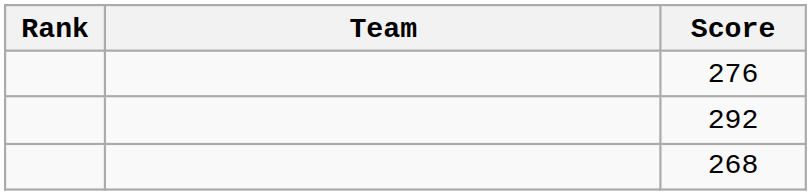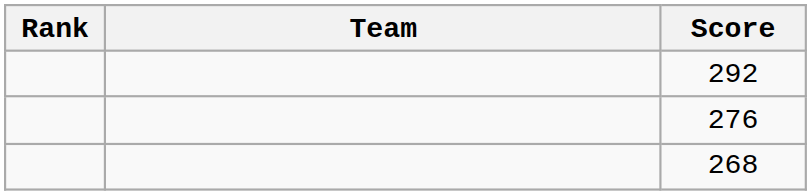rows swapped: (733, 120) <-> (733, 74)
